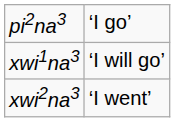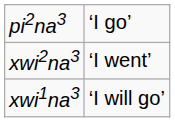rows swapped: (44, 98) <-> (44, 60)
